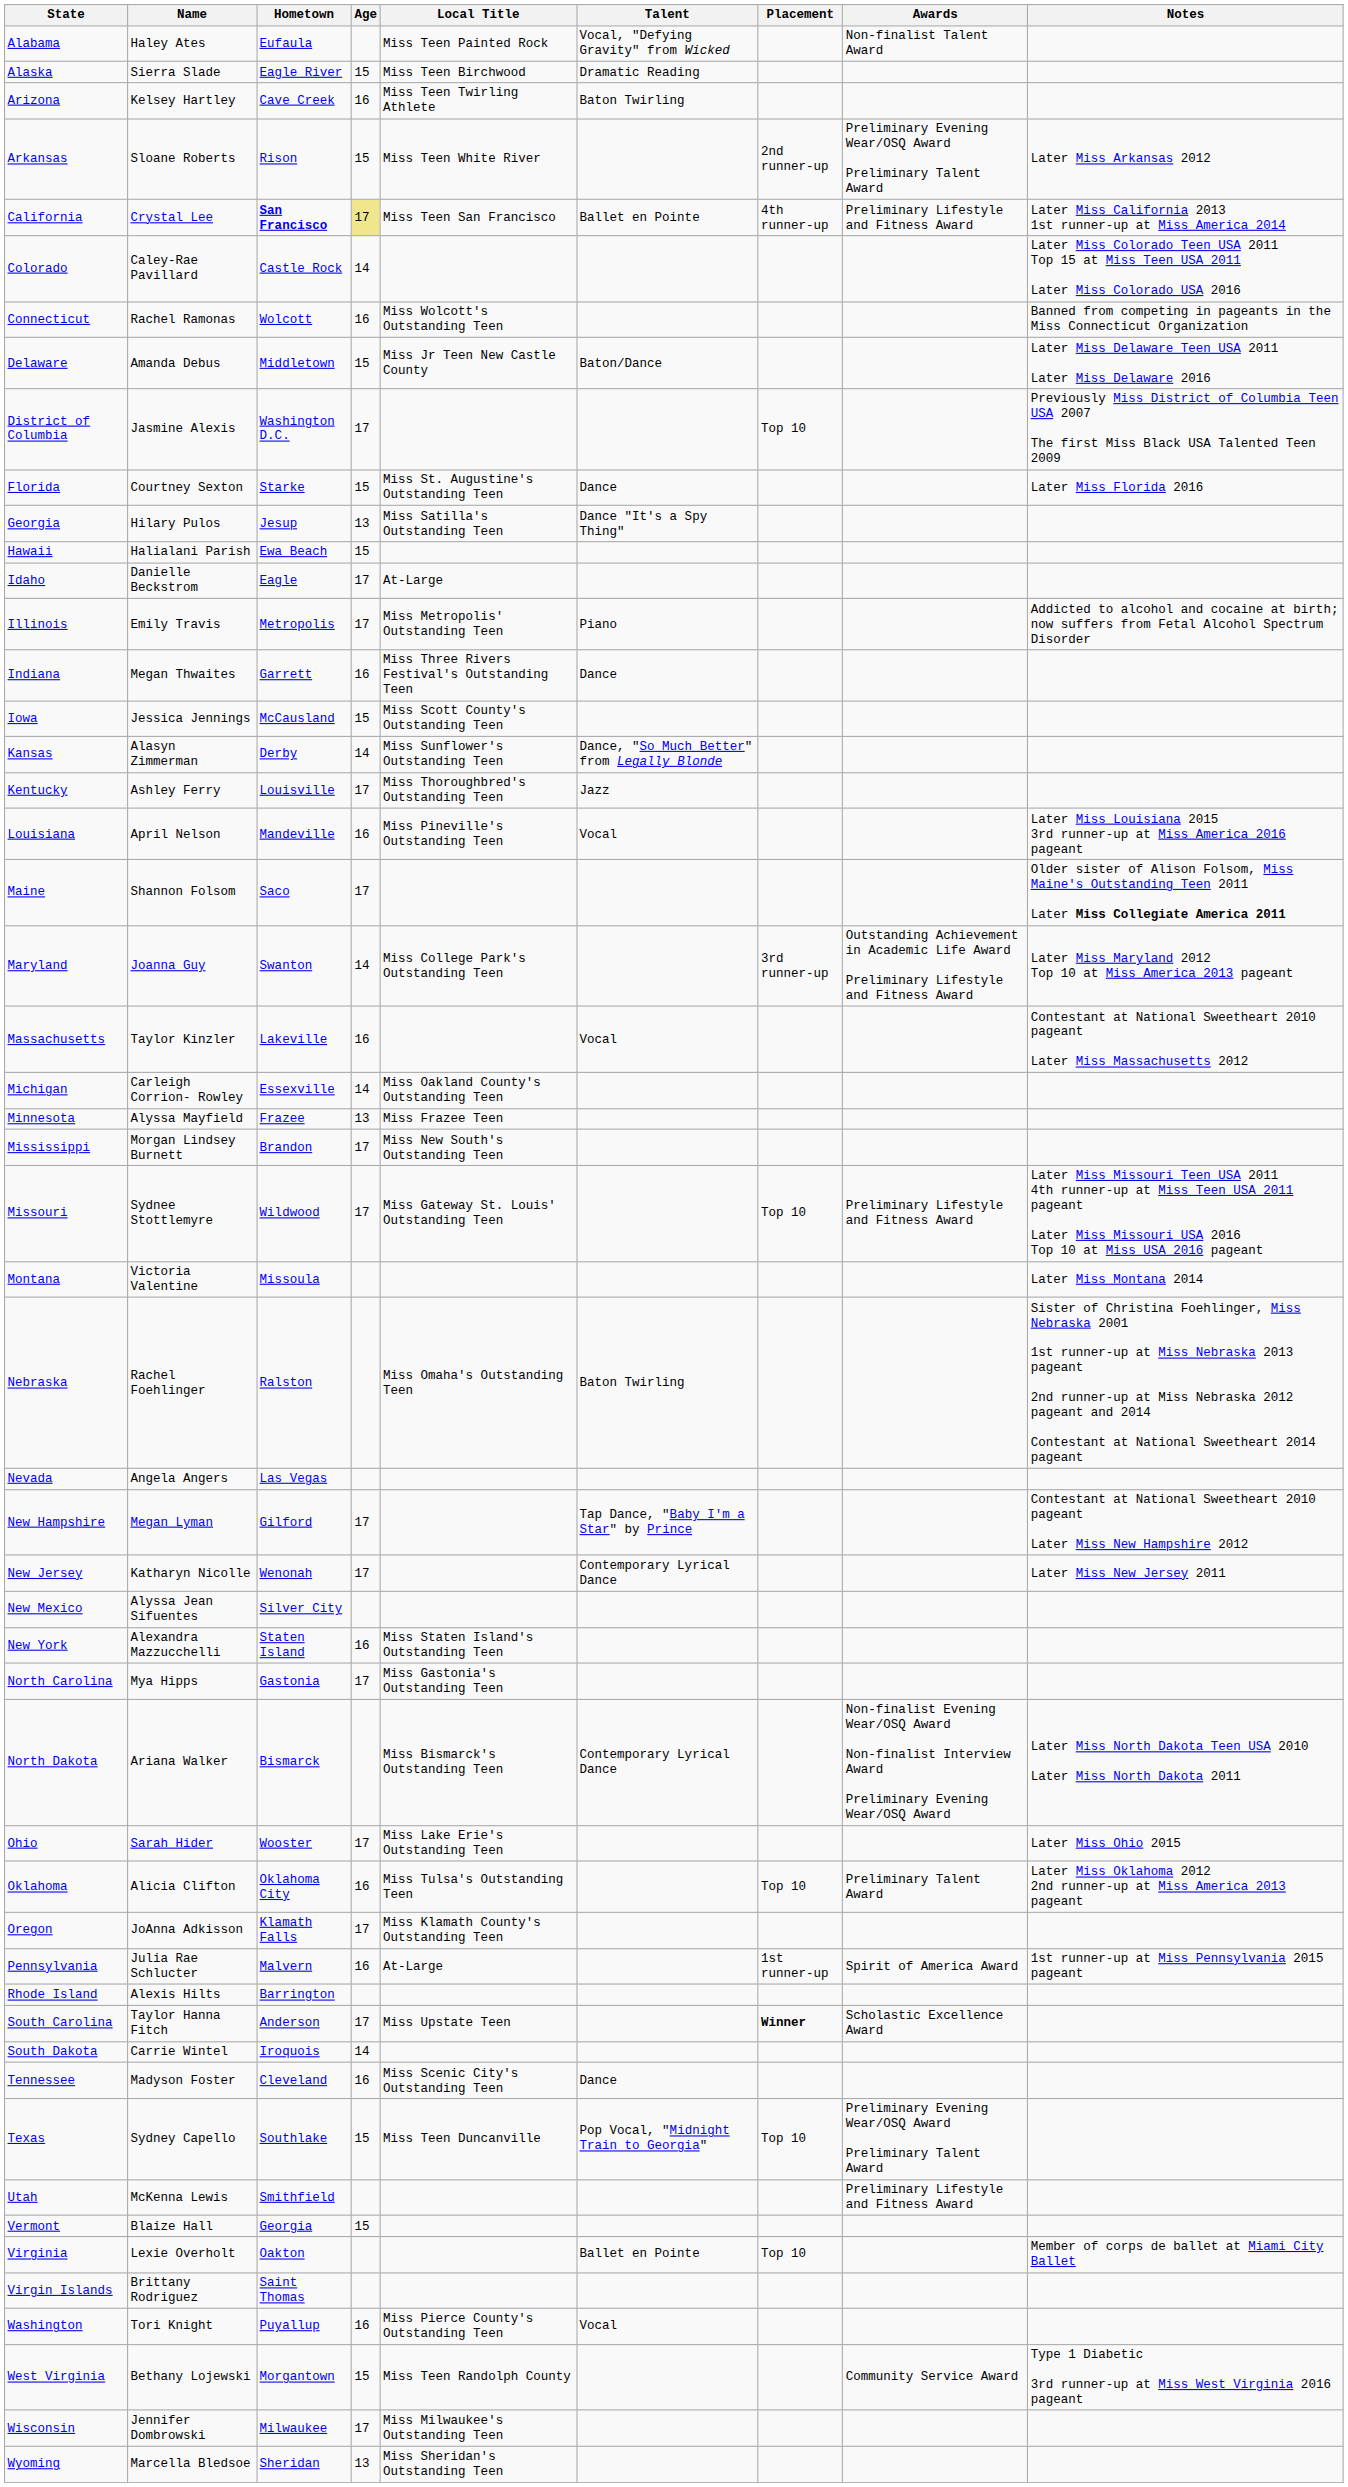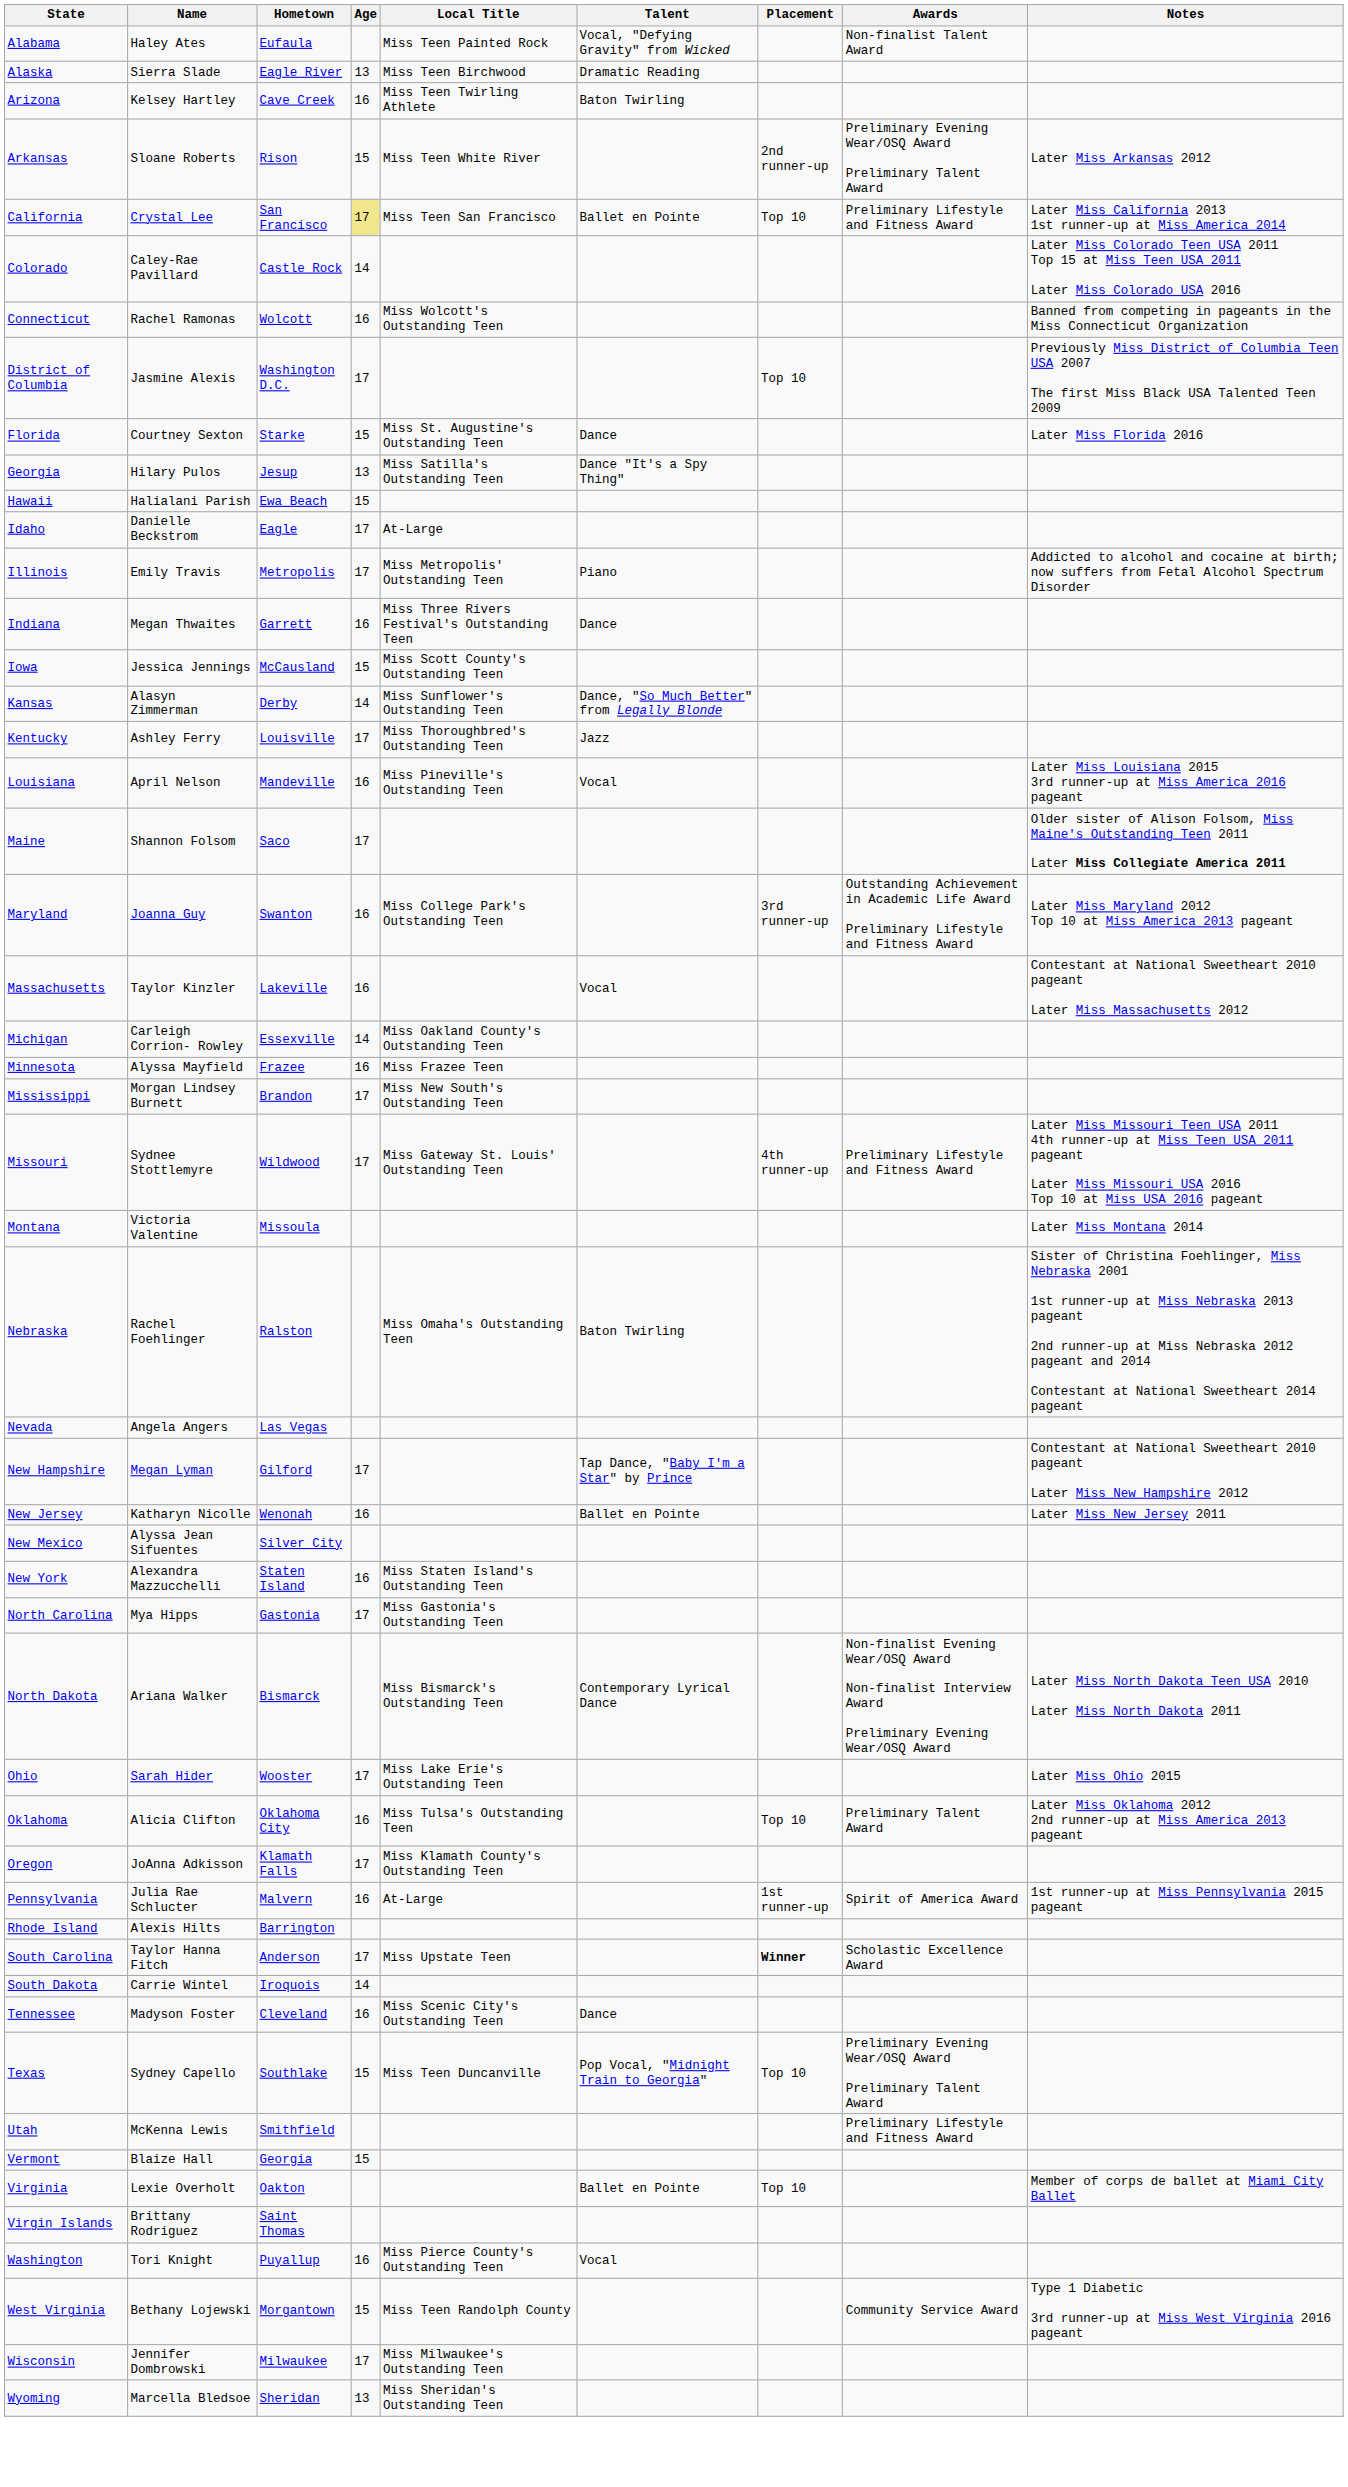(362, 72) 15 -> (362, 72) 13
(293, 217) bold -> (293, 217) normal
(795, 217) 4th runner-up -> (784, 217) Top 10
- row: (38, 363)
(362, 966) 14 -> (362, 915) 16
(362, 1119) 13 -> (362, 1068) 16
(784, 1213) Top 10 -> (795, 1162) 4th runner-up
(362, 1573) 17 -> (362, 1515) 16
(655, 1573) Contemporary Lyrical Dance -> (640, 1515) Ballet en Pointe
